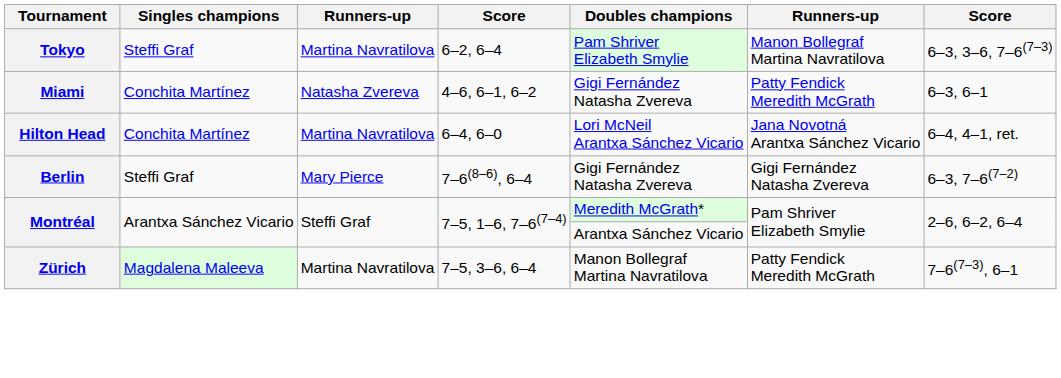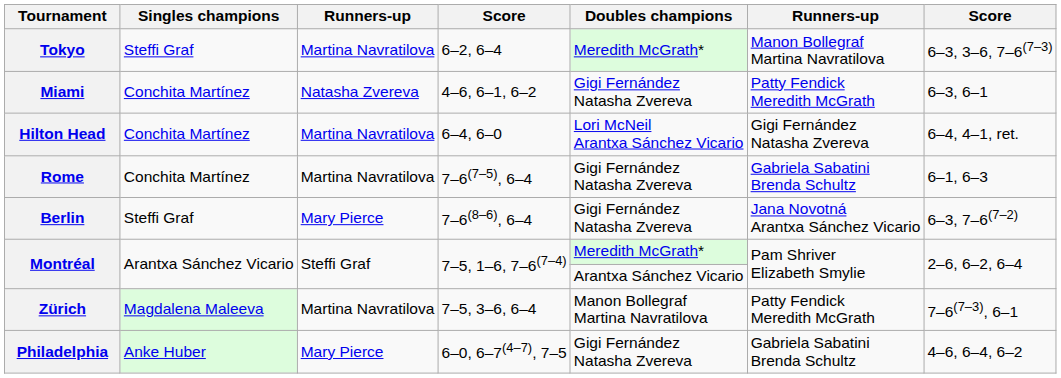(631, 50) Pam Shriver Elizabeth Smylie -> (639, 50) Meredith McGrath*
(835, 134) Jana Novotná Arantxa Sánchez Vicario -> (810, 134) Gigi Fernández Natasha Zvereva
+ row: (62, 176)
(810, 176) Gigi Fernández Natasha Zvereva -> (835, 218) Jana Novotná Arantxa Sánchez Vicario
+ row: (62, 351)
